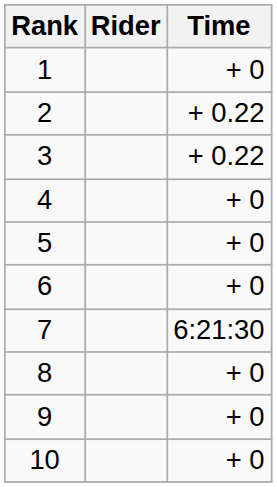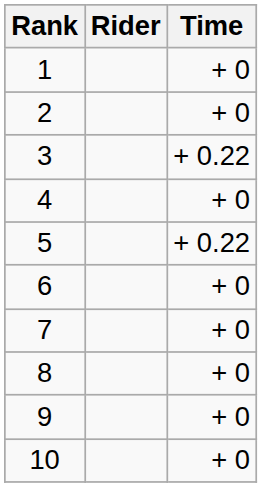(226, 112) + 0.22 -> (231, 112) + 0
(245, 243) + 0 -> (212, 243) + 0.22
(219, 329) 6:21:30 -> (231, 329) + 0
